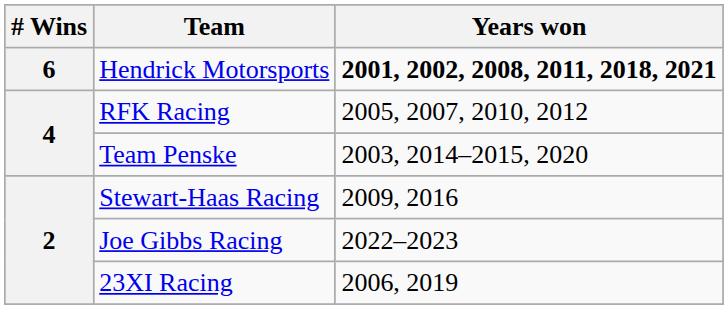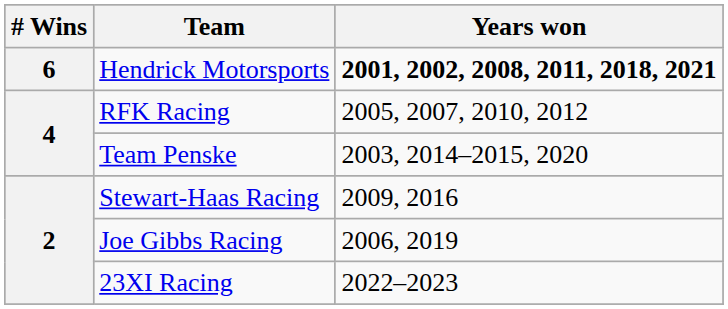(400, 240) 2022–2023 -> (400, 240) 2006, 2019
(400, 283) 2006, 2019 -> (400, 283) 2022–2023
